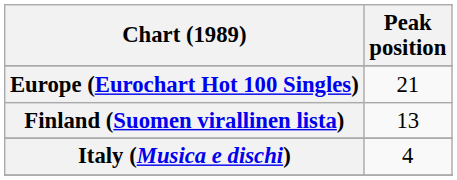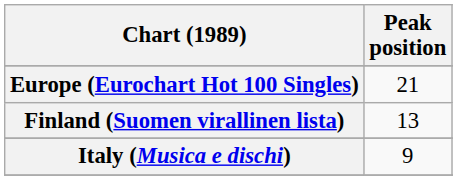(408, 156) 4 -> (408, 156) 9
